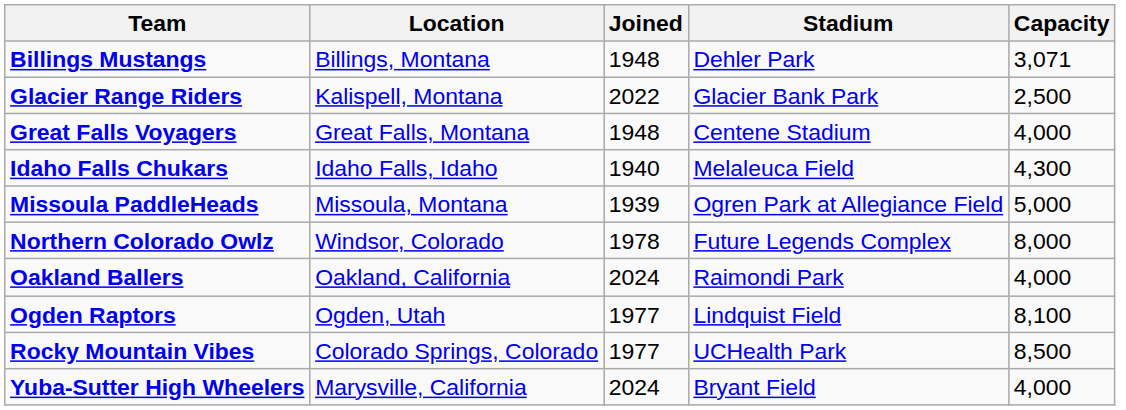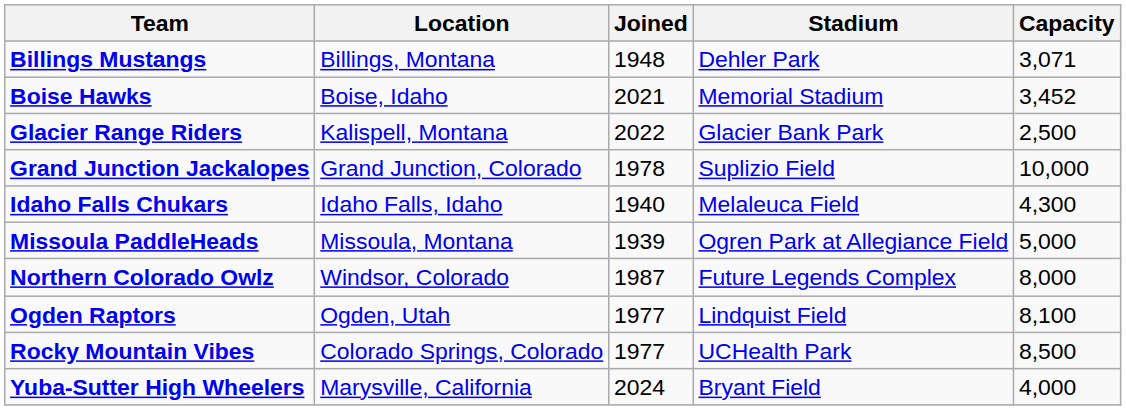+ row: (81, 96)
+ row: (160, 168)
- row: (123, 132)
(634, 241) 1978 -> (639, 277) 1987
- row: (97, 277)
